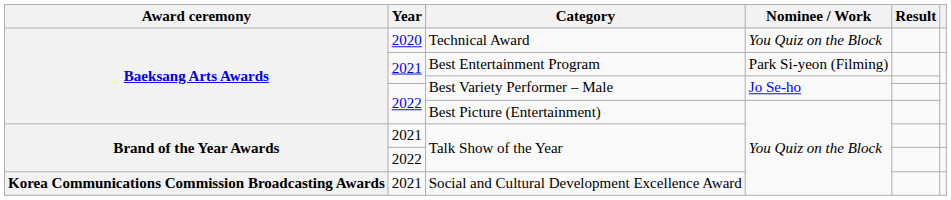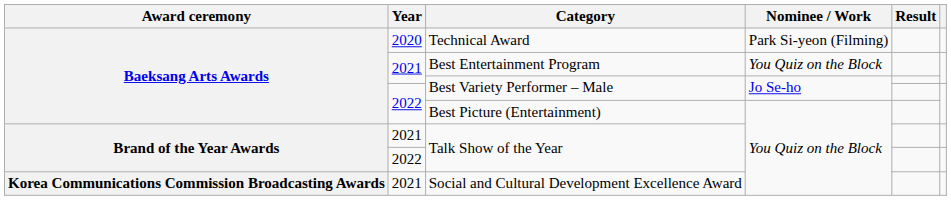(815, 40) You Quiz on the Block -> (819, 40) Park Si-yeon (Filming)
(819, 64) Park Si-yeon (Filming) -> (815, 64) You Quiz on the Block
